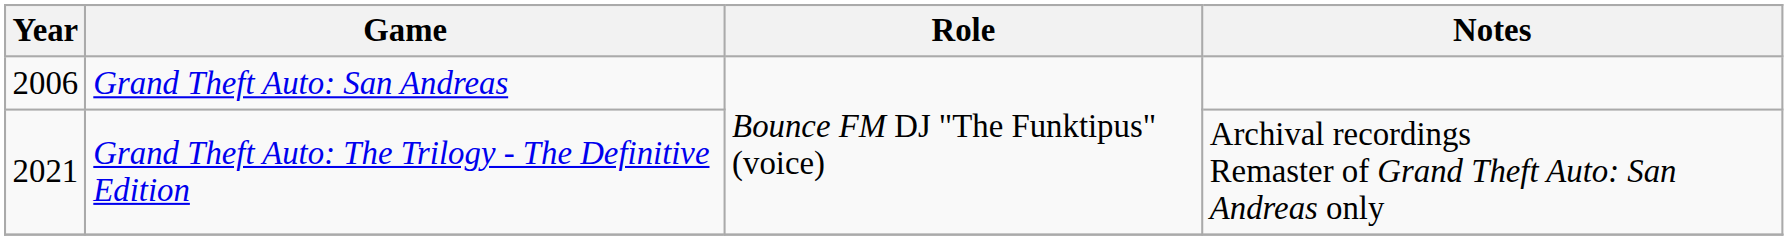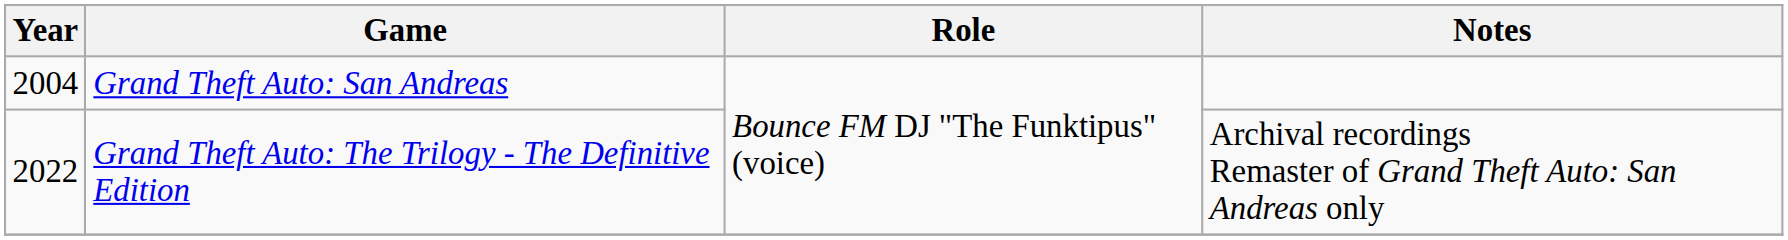(45, 82) 2006 -> (45, 82) 2004
(45, 171) 2021 -> (45, 171) 2022
